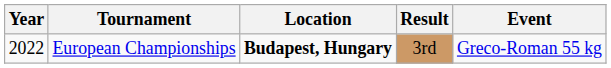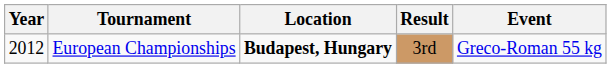(26, 48) 2022 -> (26, 48) 2012
